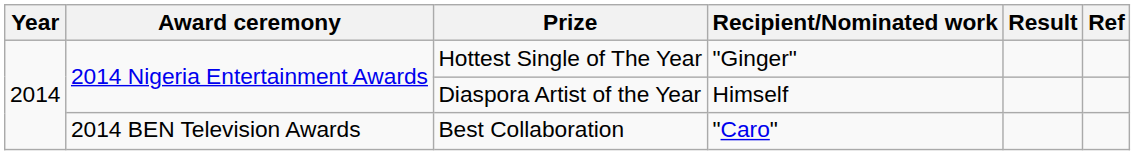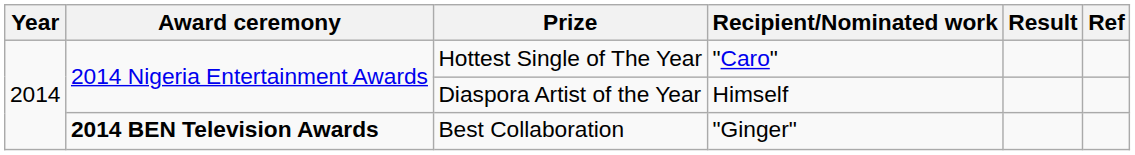(755, 58) "Ginger" -> (745, 58) "Caro"
(216, 130) normal -> (225, 130) bold
(745, 130) "Caro" -> (755, 130) "Ginger"
